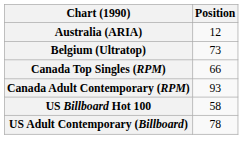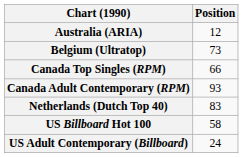+ row: (98, 106)
(215, 124) 78 -> (215, 143) 24
